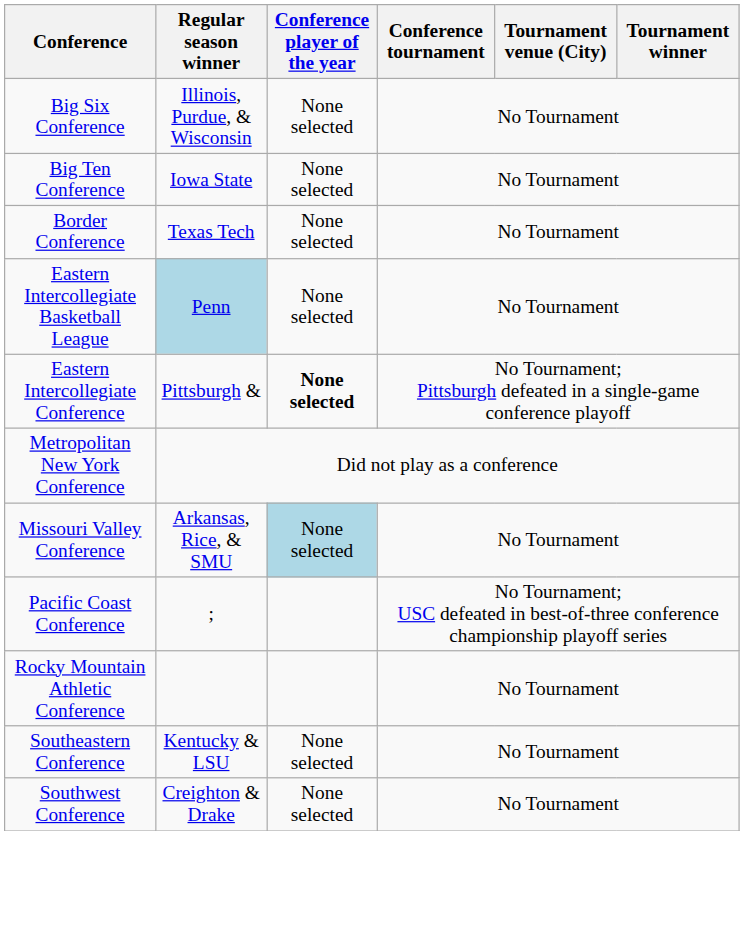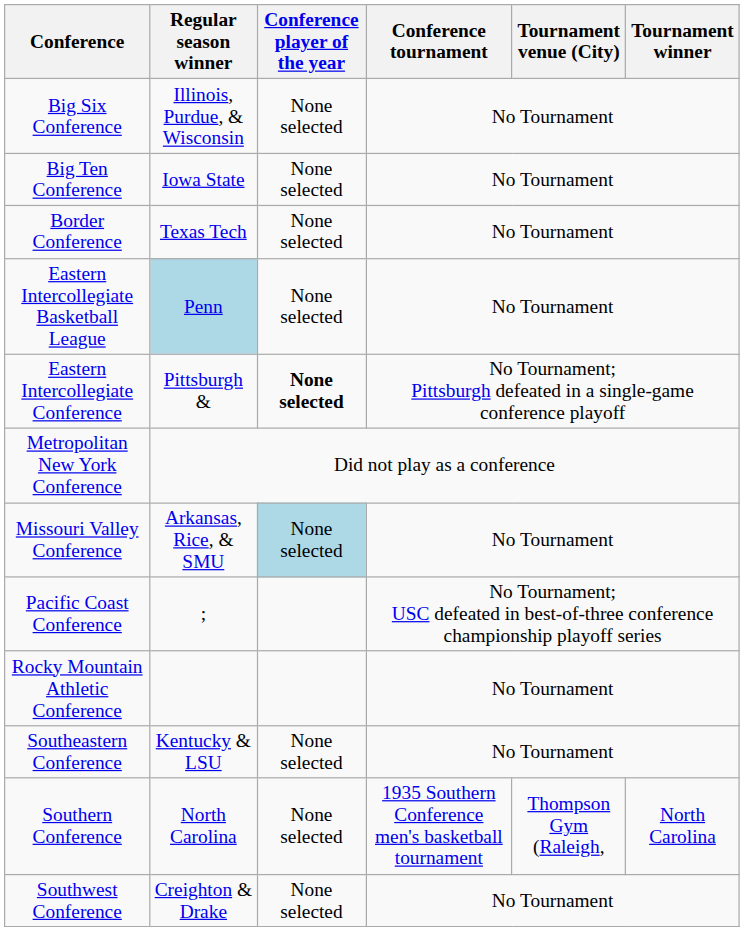+ row: (77, 825)
